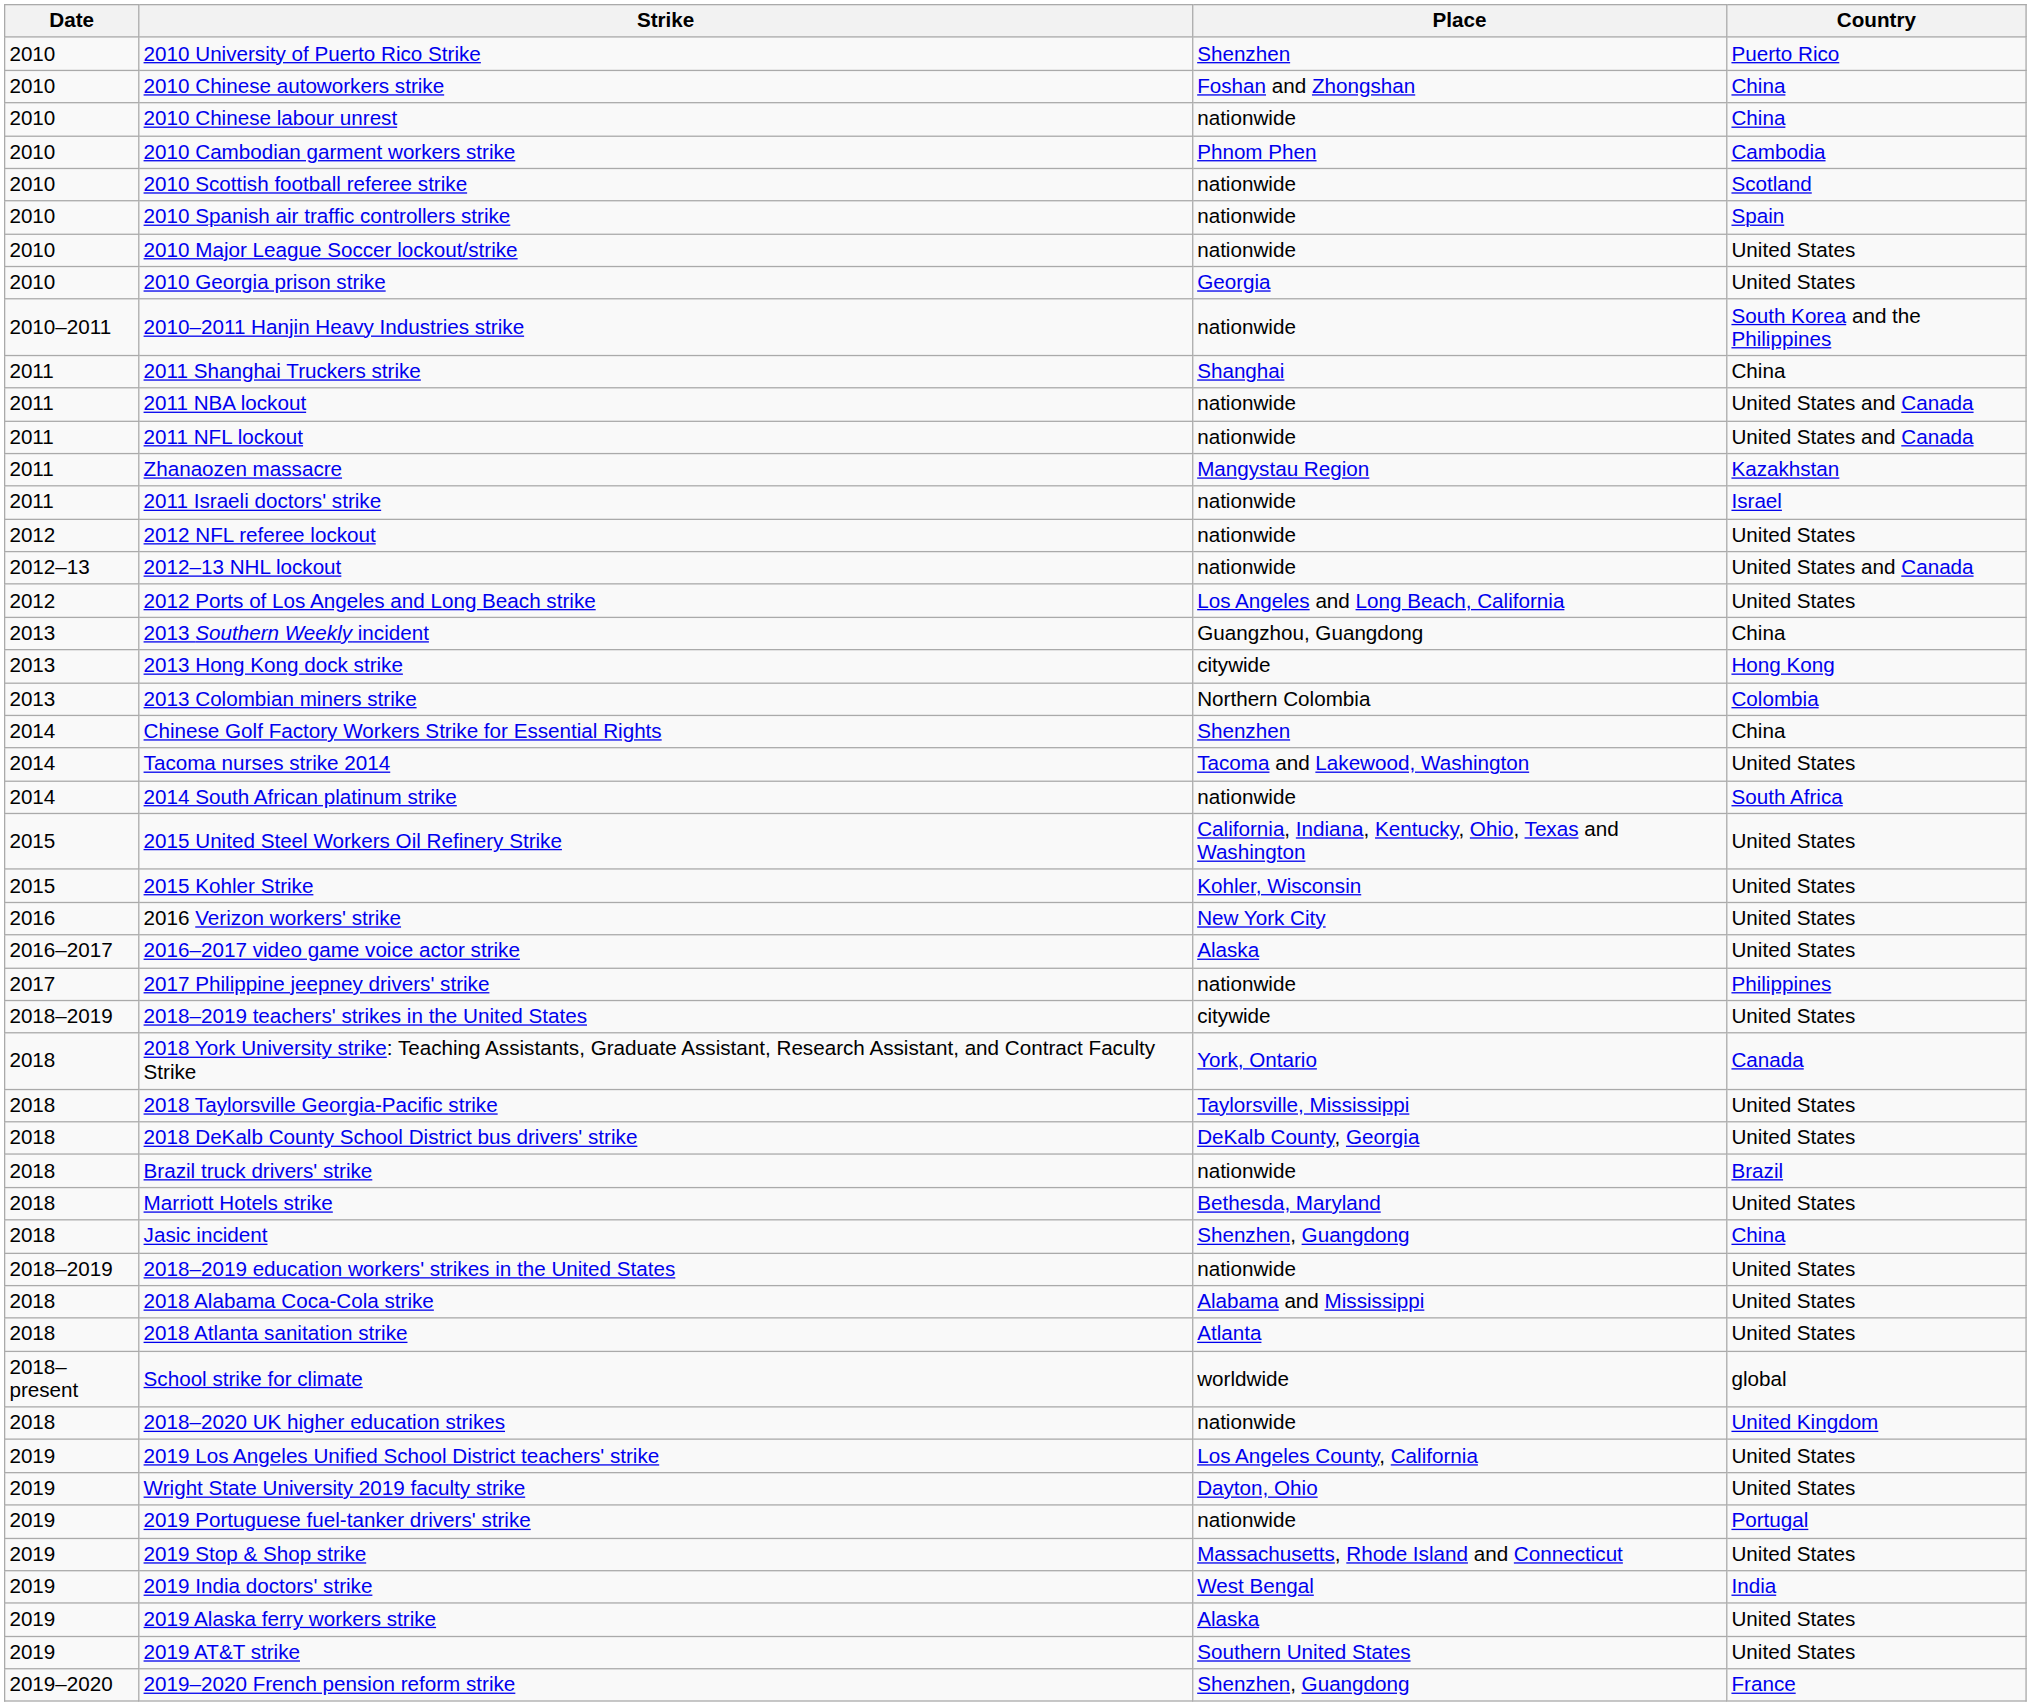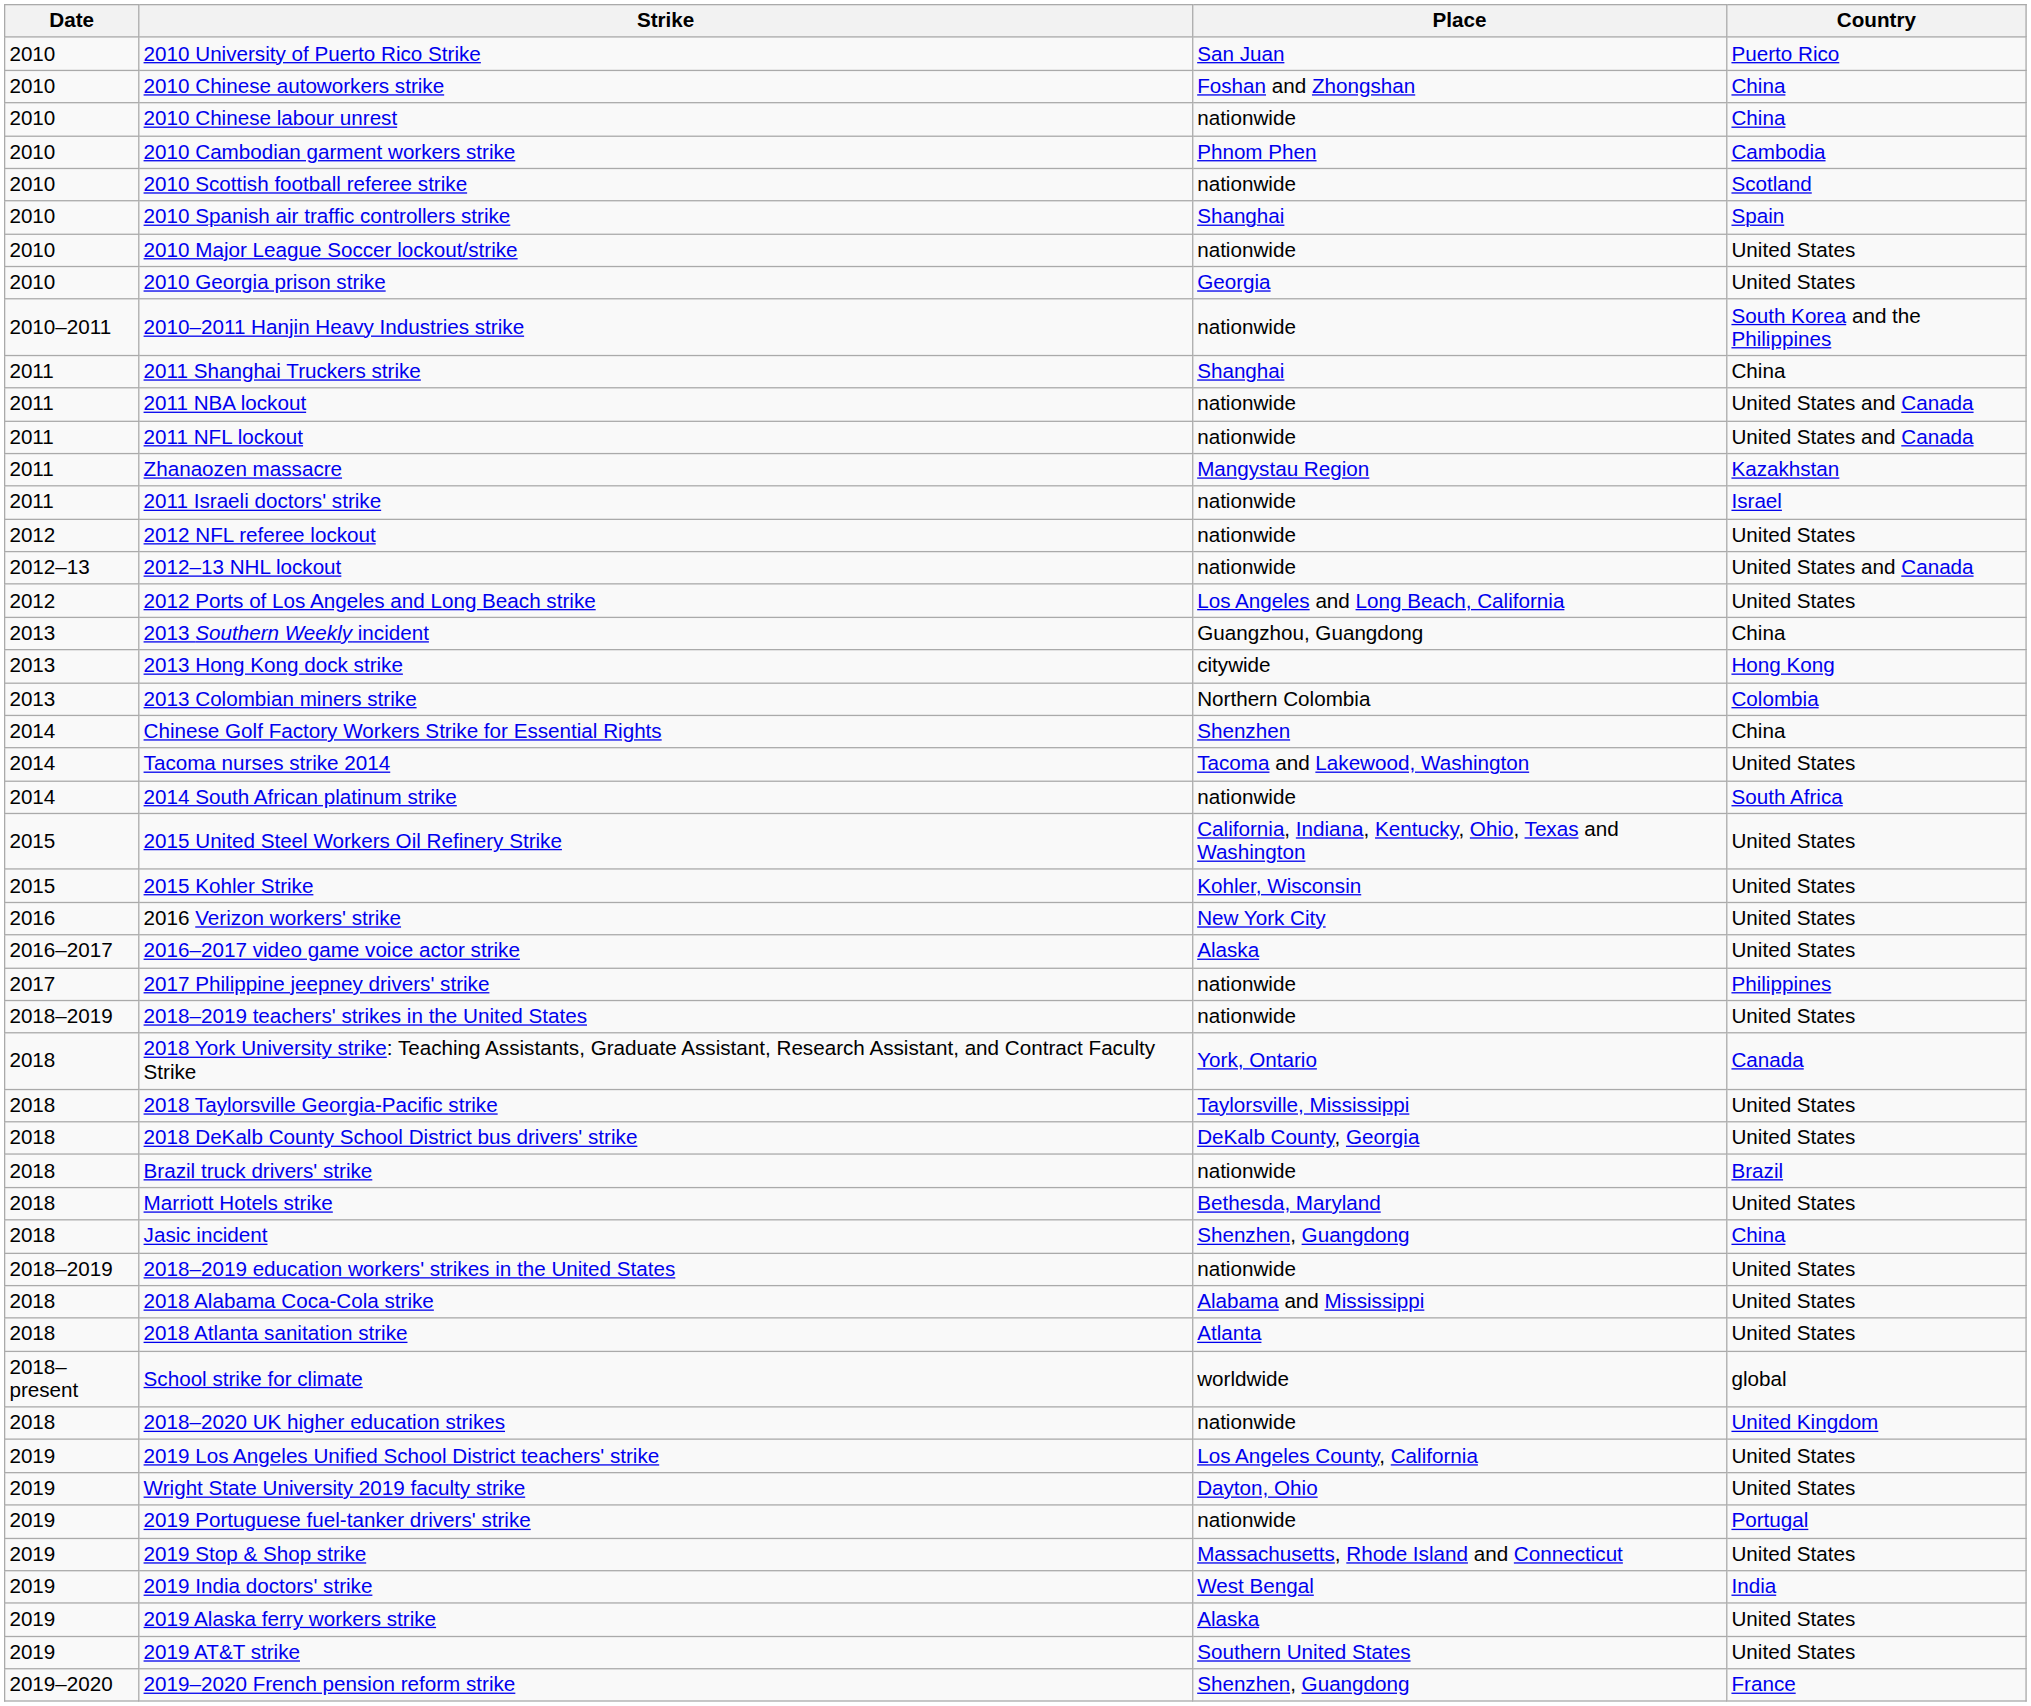(1244, 53) Shenzhen -> (1241, 53) San Juan
(1247, 217) nationwide -> (1241, 217) Shanghai
(1234, 1016) citywide -> (1247, 1016) nationwide
